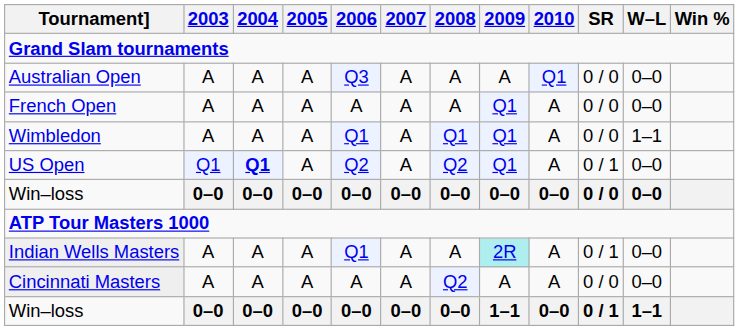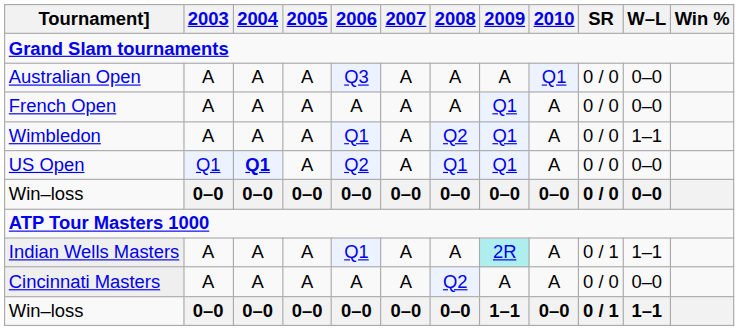(455, 135) Q1 -> (455, 135) Q2
(455, 164) Q2 -> (455, 164) Q1
(601, 164) 0 / 1 -> (601, 164) 0 / 0
(647, 252) 0–0 -> (647, 252) 1–1
